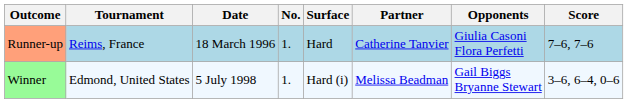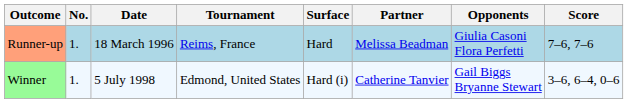columns swapped: (291, 14) <-> (129, 14)
(402, 43) Catherine Tanvier -> (402, 43) Melissa Beadman
(402, 79) Melissa Beadman -> (402, 79) Catherine Tanvier
